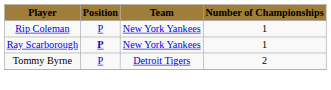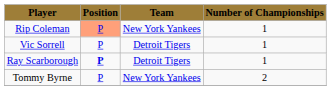(100, 28) no background -> (100, 28) lightsalmon background
+ row: (42, 45)
(162, 45) New York Yankees -> (162, 61) Detroit Tigers
(162, 61) Detroit Tigers -> (162, 77) New York Yankees
